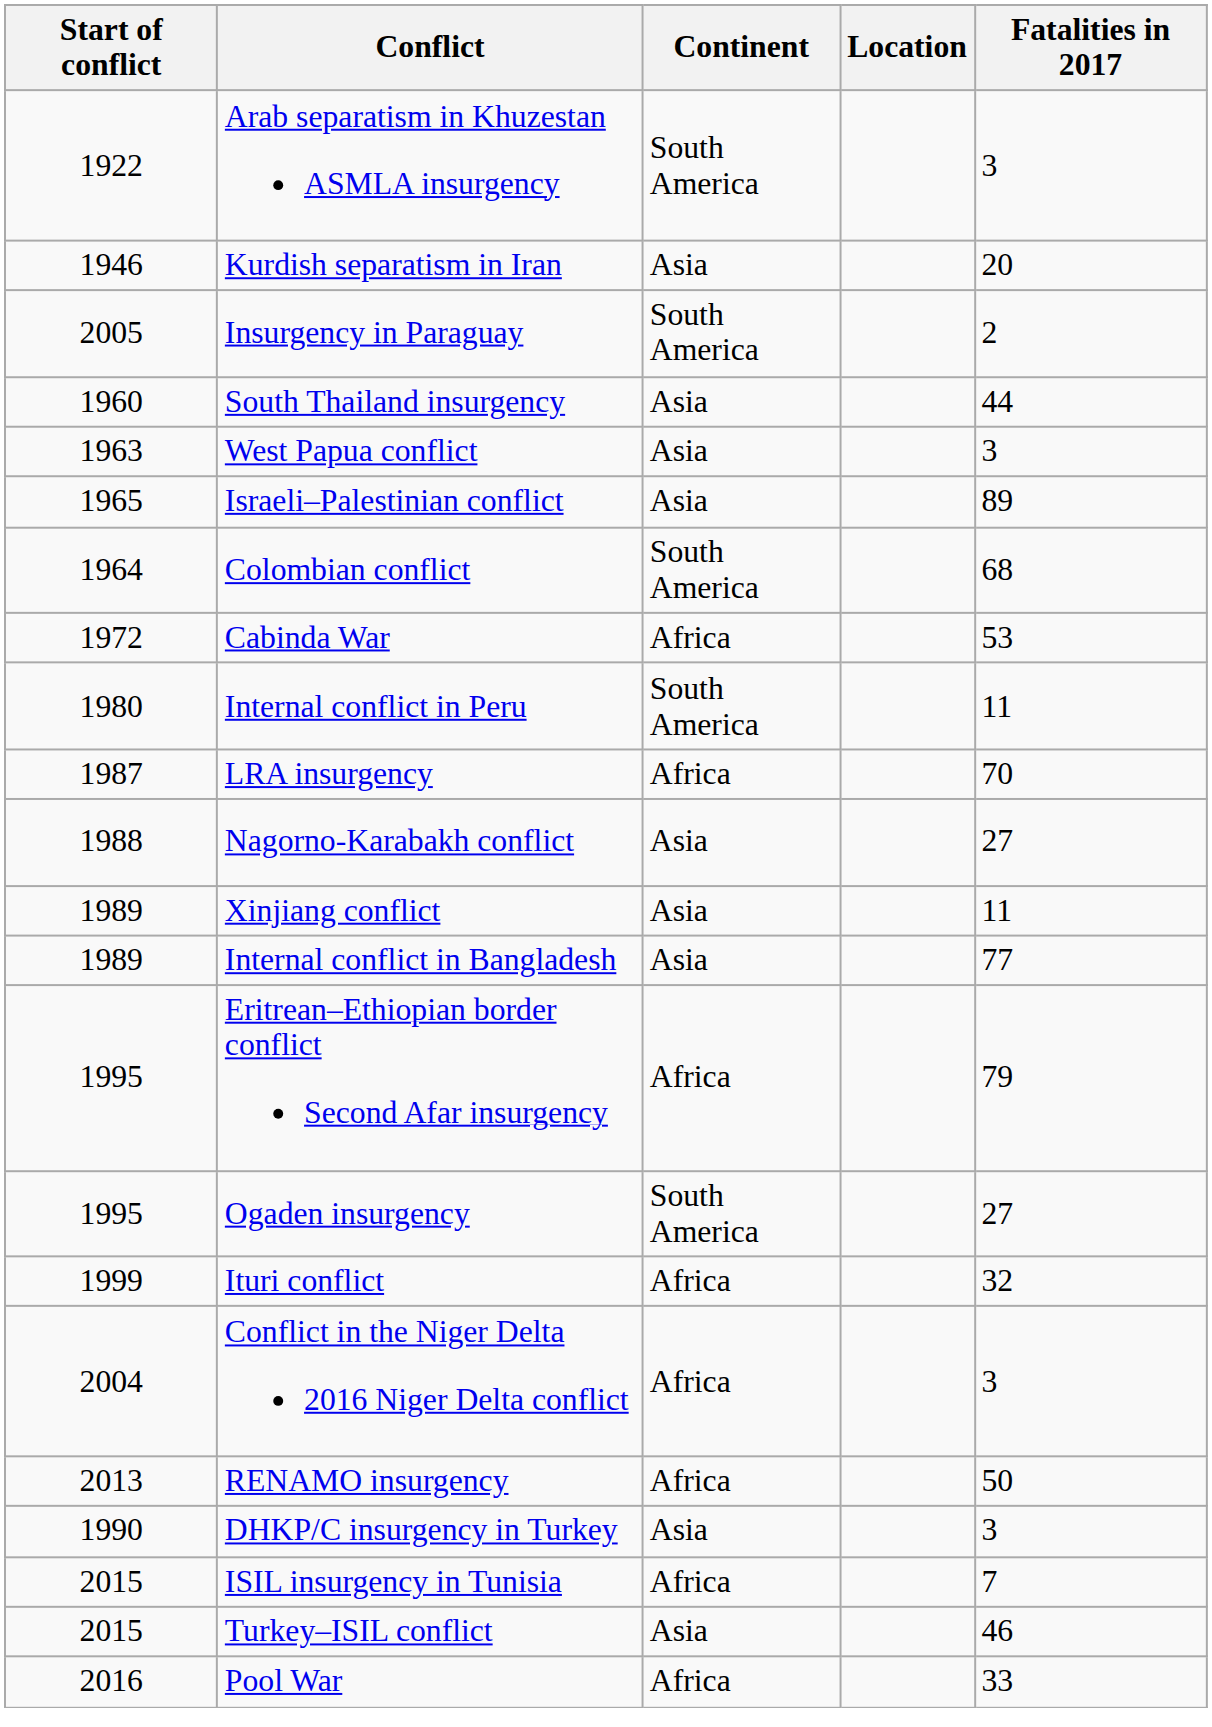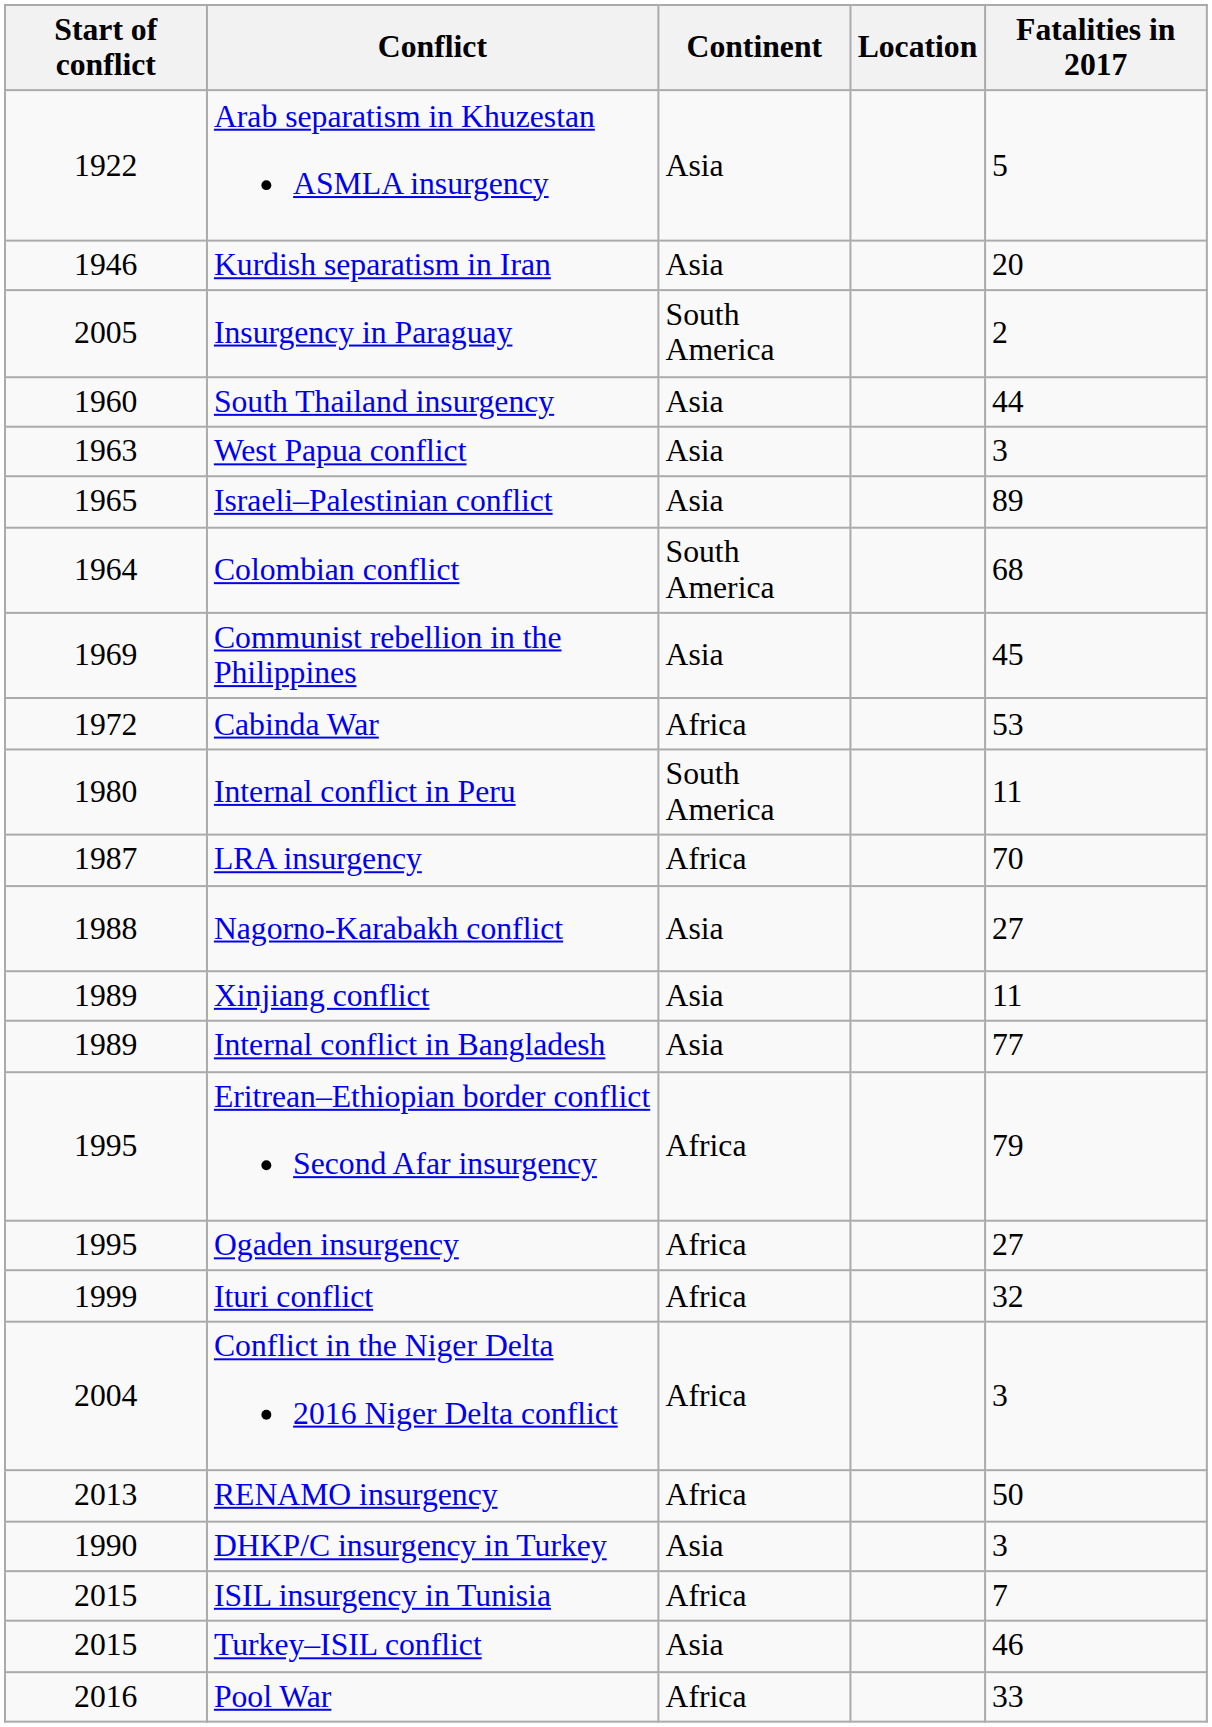(704, 165) South America -> (695, 165) Asia
(989, 165) 3 -> (1000, 165) 5
+ row: (388, 655)
(704, 1212) South America -> (706, 1245) Africa
